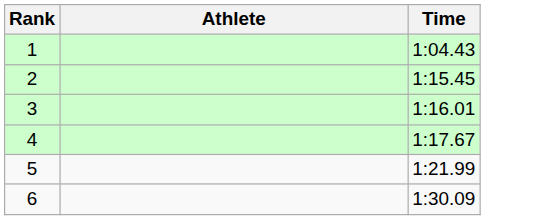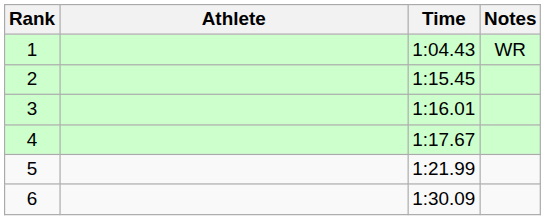+ column: (510, 19)
